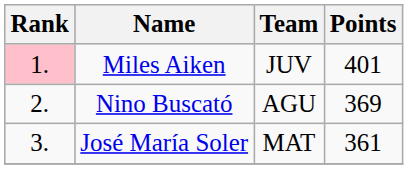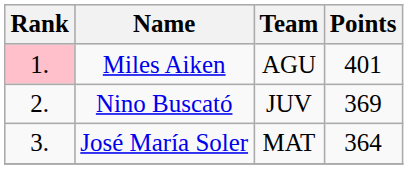(289, 63) JUV -> (289, 63) AGU
(289, 103) AGU -> (289, 103) JUV
(363, 143) 361 -> (363, 143) 364
